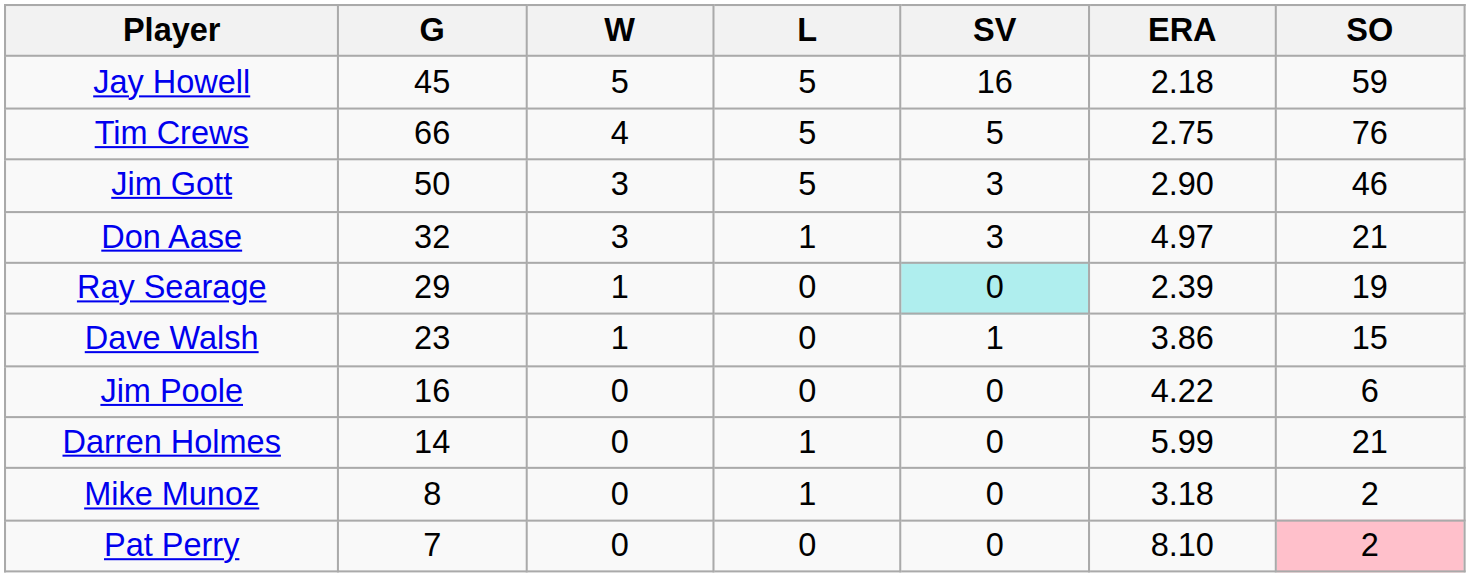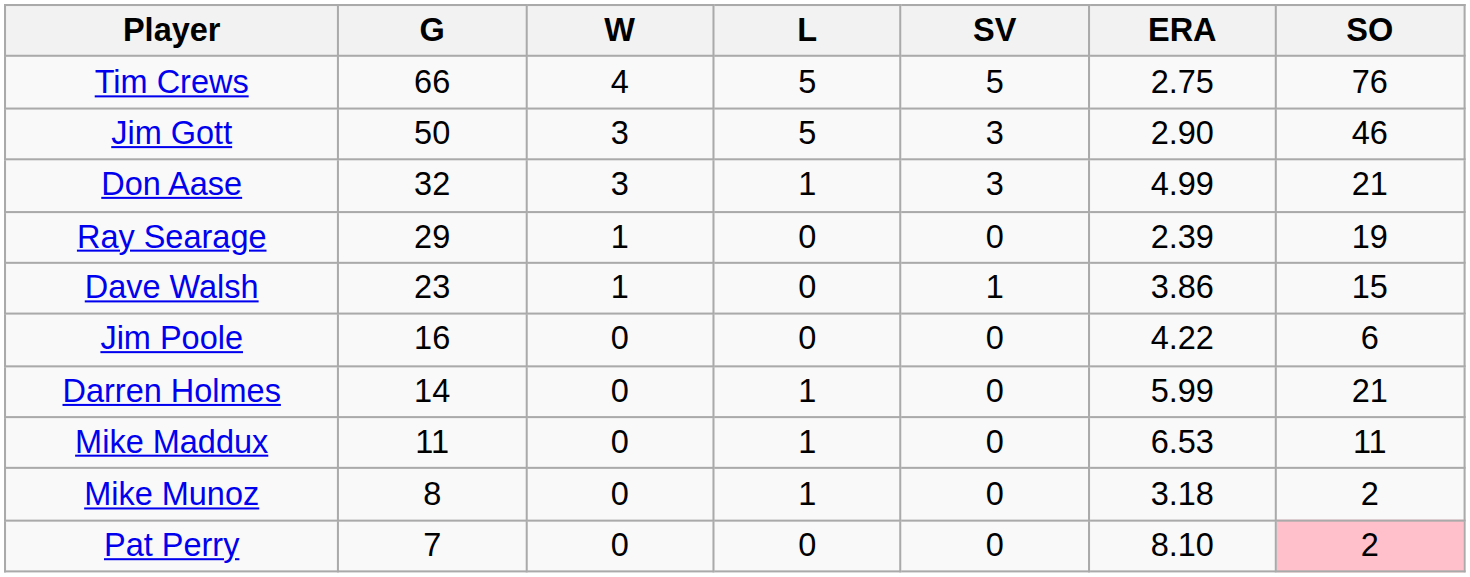- row: (172, 81)
(1182, 236) 4.97 -> (1182, 184) 4.99
(995, 287) paleturquoise background -> (995, 236) no background
+ row: (172, 442)
